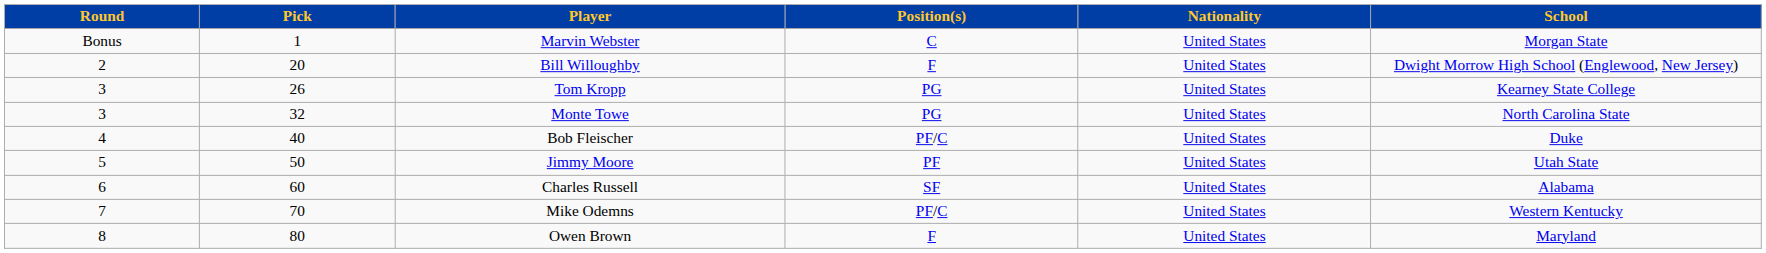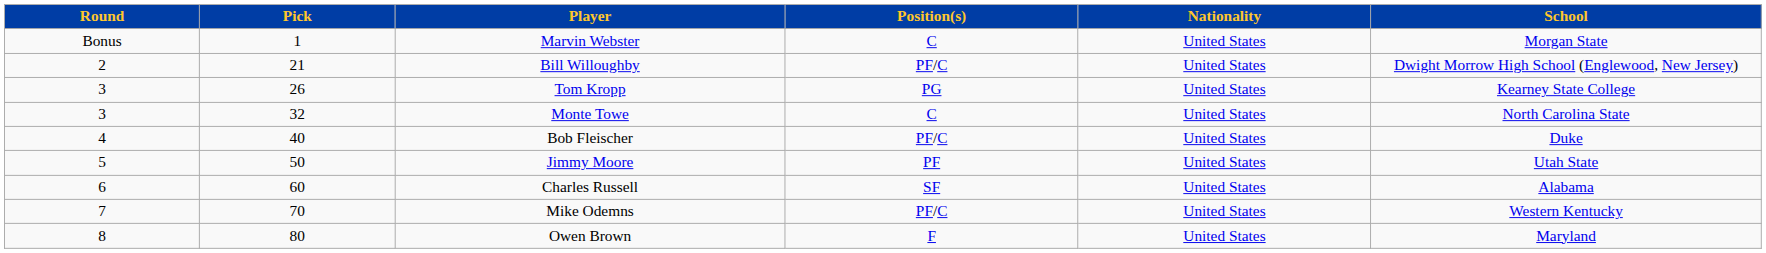(297, 65) 20 -> (297, 65) 21
(932, 65) F -> (932, 65) PF/C
(932, 114) PG -> (932, 114) C
